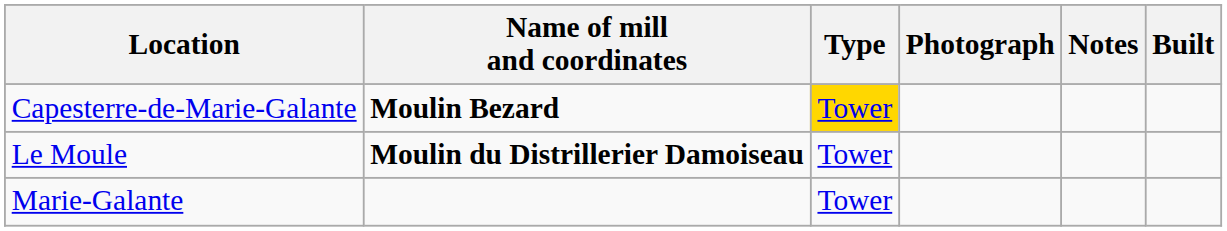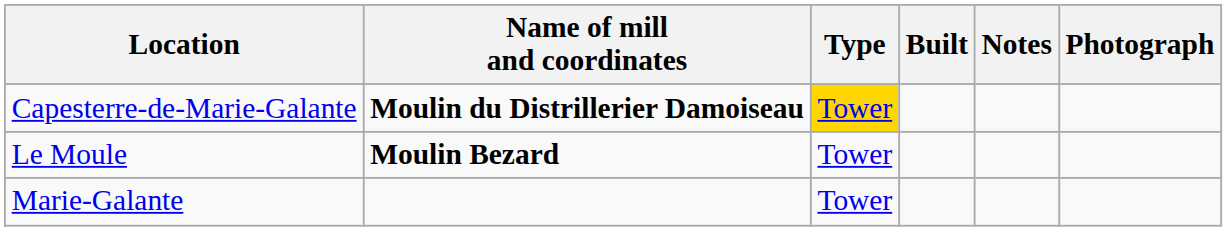columns swapped: (1183, 44) <-> (980, 44)
(465, 107) Moulin Bezard -> (587, 107) Moulin du Distrillerier Damoiseau
(587, 154) Moulin du Distrillerier Damoiseau -> (465, 154) Moulin Bezard
